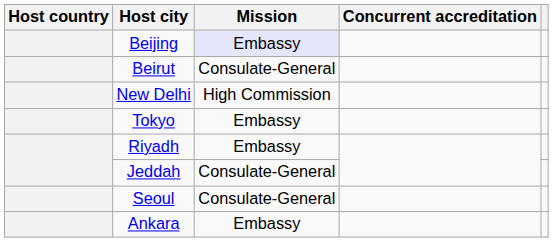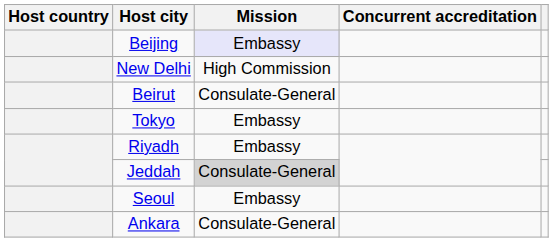rows swapped: (154, 95) <-> (154, 69)
(267, 172) no background -> (267, 172) lightgrey background
(267, 198) Consulate-General -> (267, 198) Embassy
(267, 224) Embassy -> (267, 224) Consulate-General
